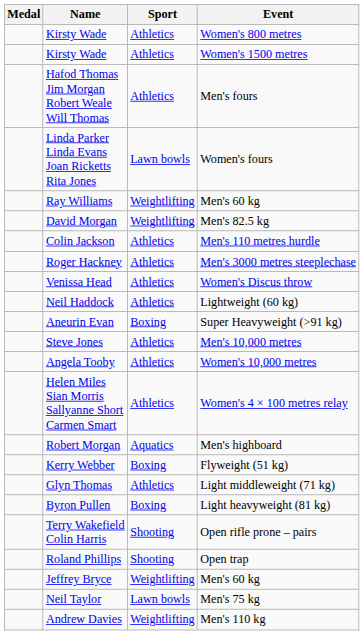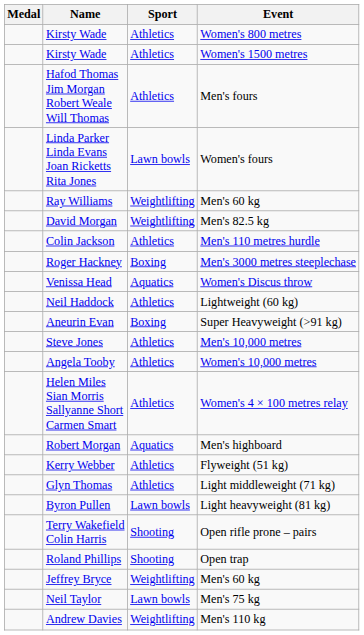(152, 261) Athletics -> (148, 261) Boxing
(152, 281) Athletics -> (152, 281) Aquatics
(148, 465) Boxing -> (152, 465) Athletics
(148, 505) Boxing -> (160, 505) Lawn bowls
